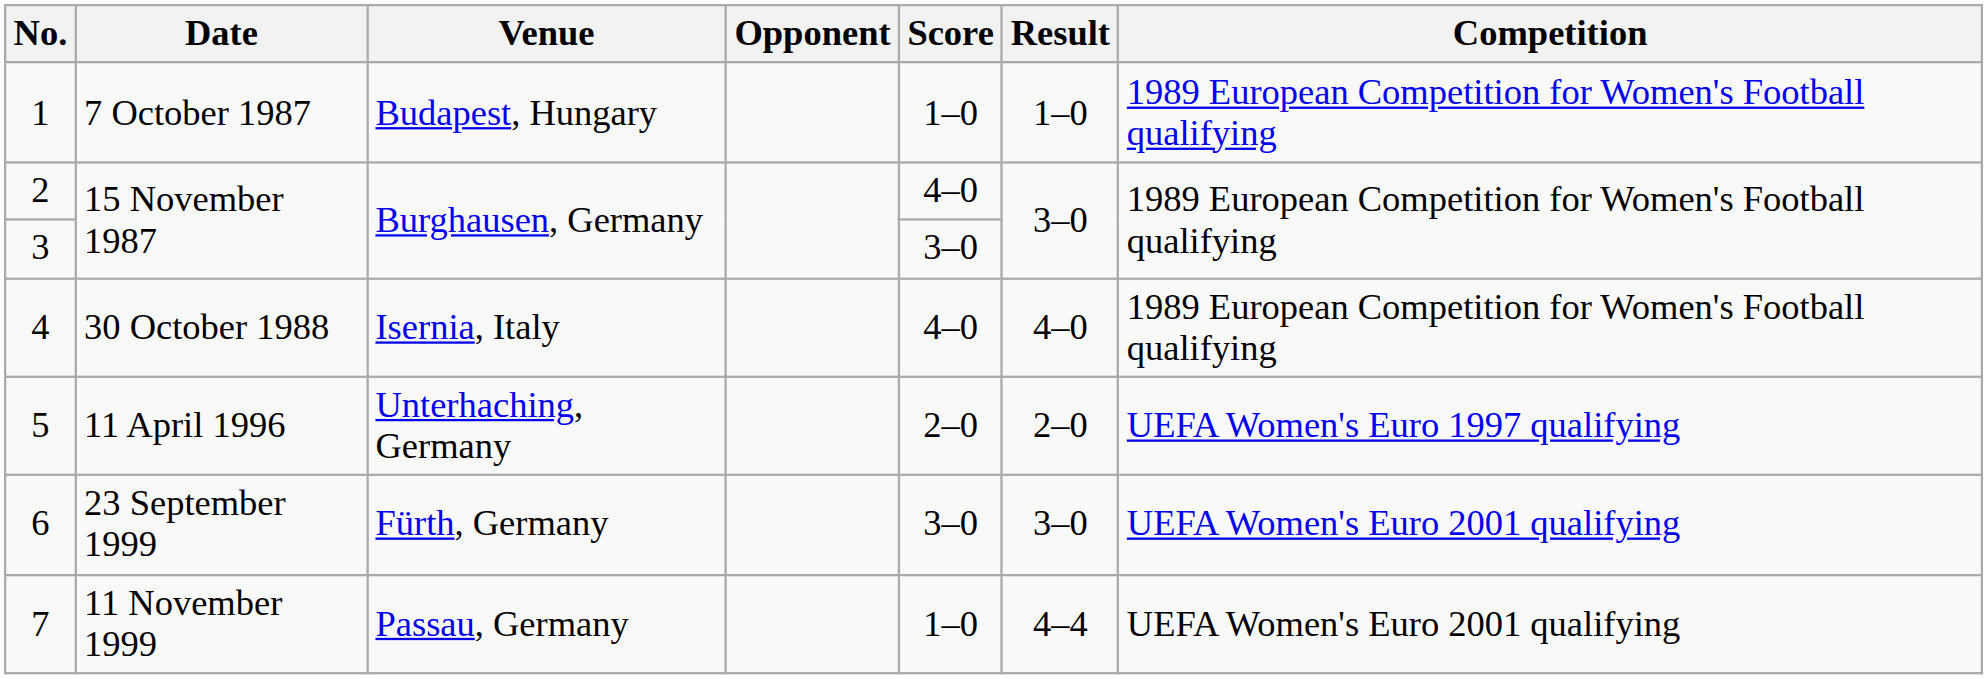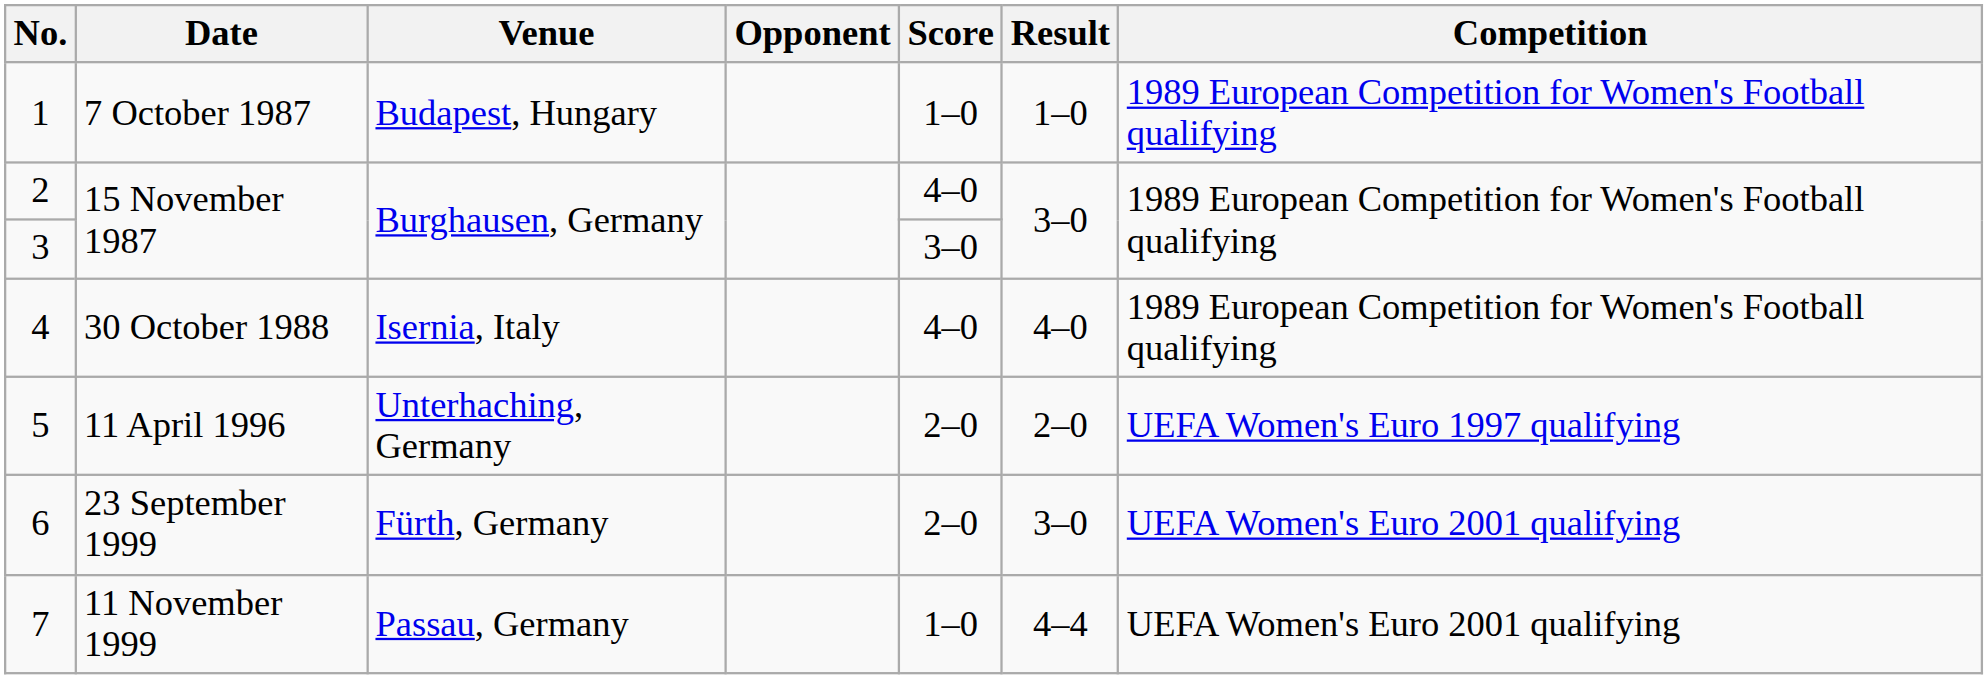(951, 524) 3–0 -> (951, 524) 2–0
